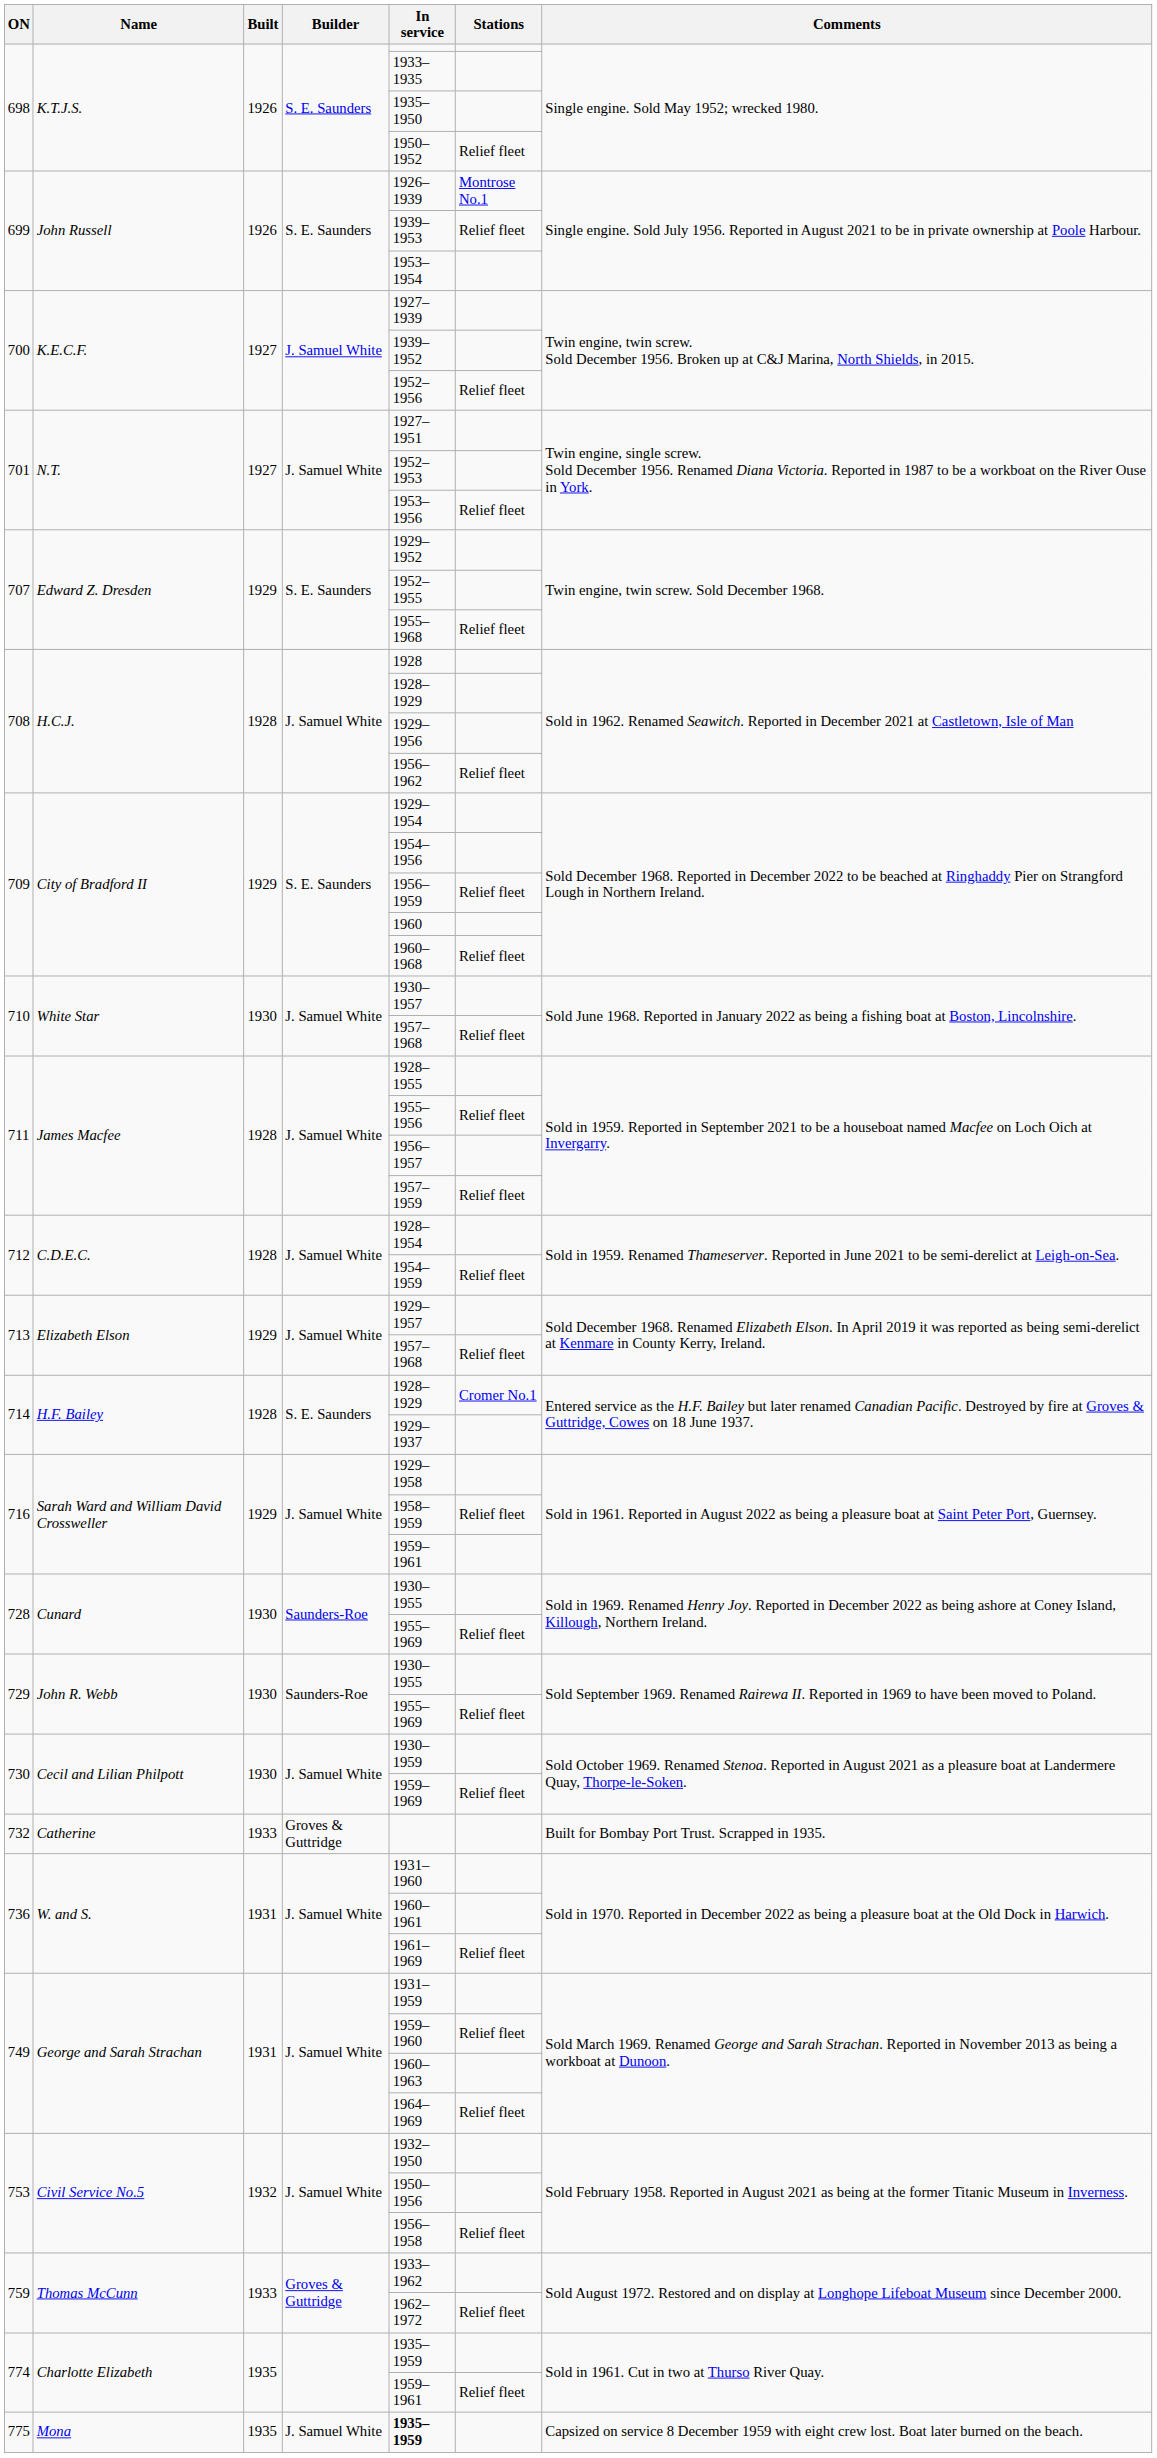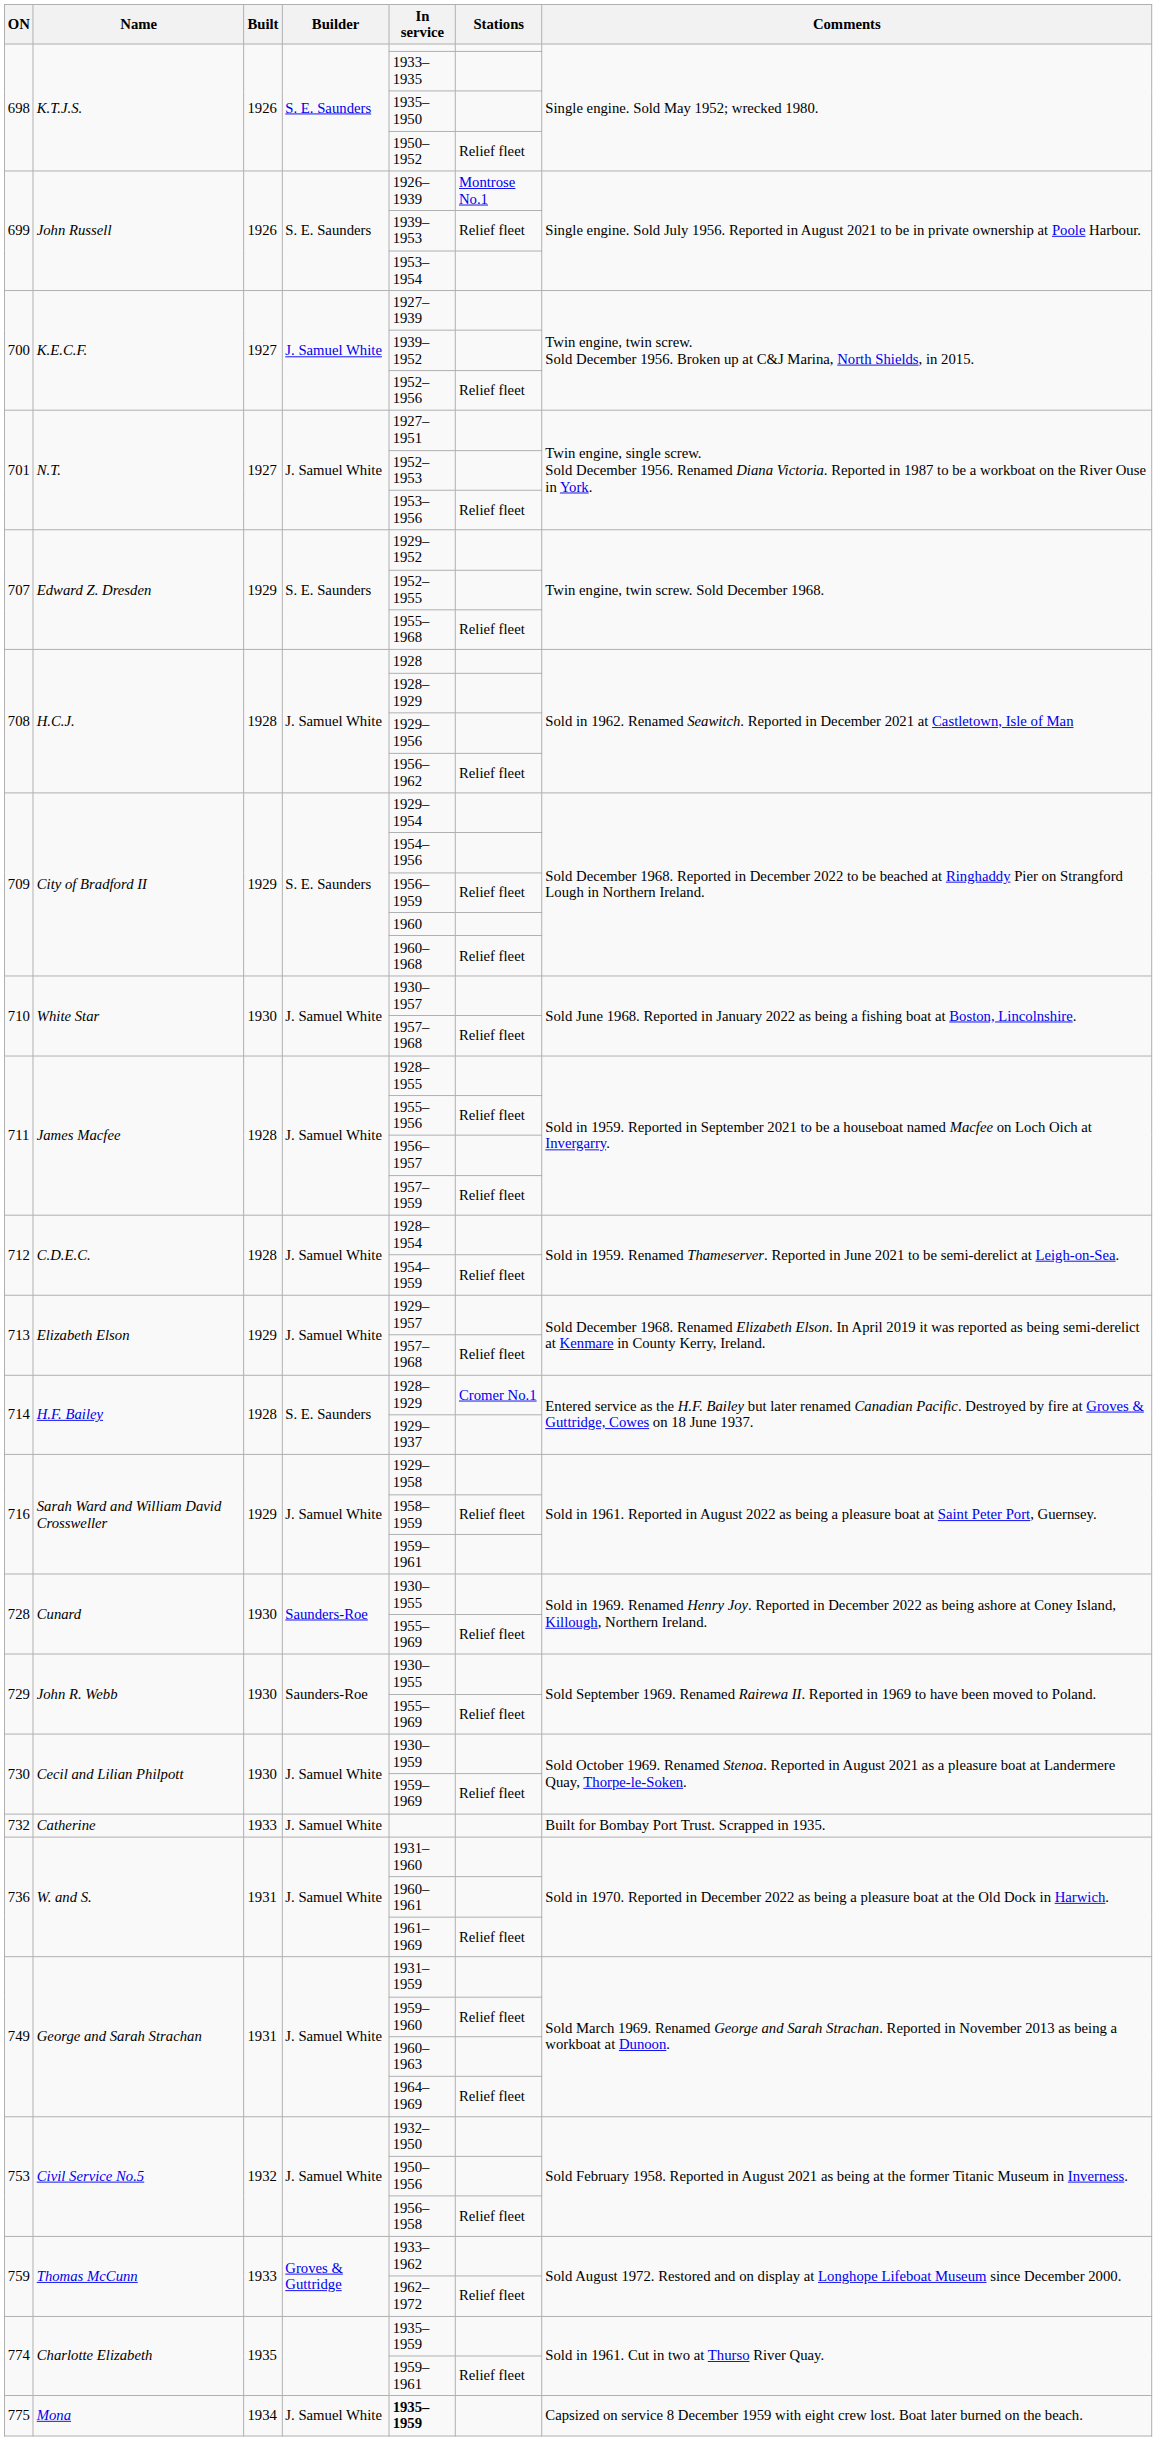(314, 1833) Groves & Guttridge -> (334, 1825) J. Samuel White
(262, 2432) 1935 -> (262, 2415) 1934
